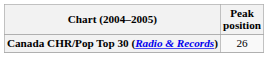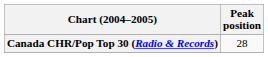(242, 43) 26 -> (242, 43) 28
